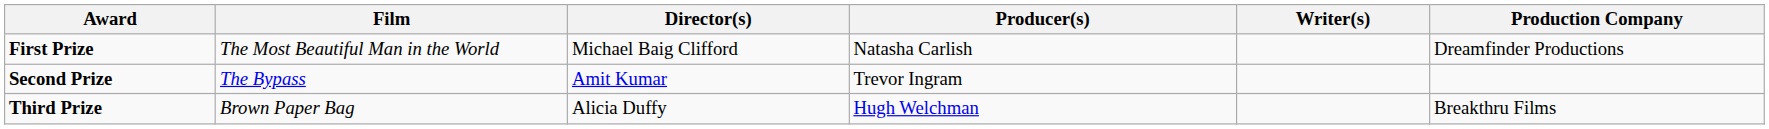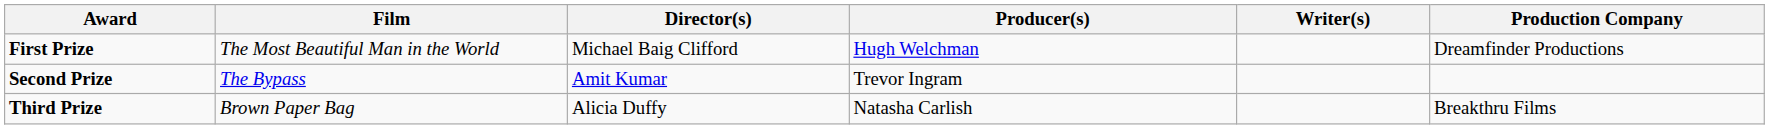(913, 49) Natasha Carlish -> (916, 49) Hugh Welchman
(916, 108) Hugh Welchman -> (913, 108) Natasha Carlish
